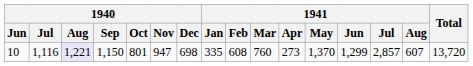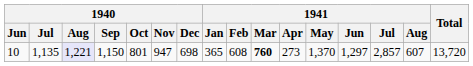(45, 52) 1,116 -> (46, 52) 1,135
(213, 52) 335 -> (214, 52) 365
(262, 52) normal -> (263, 52) bold
(354, 52) 1,299 -> (354, 52) 1,297
